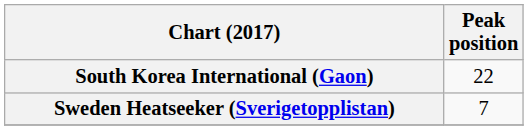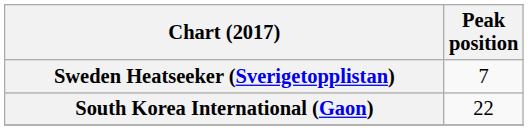rows swapped: (224, 76) <-> (224, 108)
